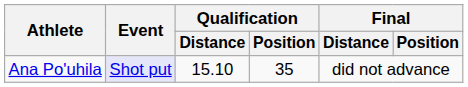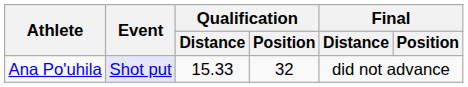(212, 69) 15.10 -> (212, 69) 15.33
(284, 69) 35 -> (284, 69) 32
